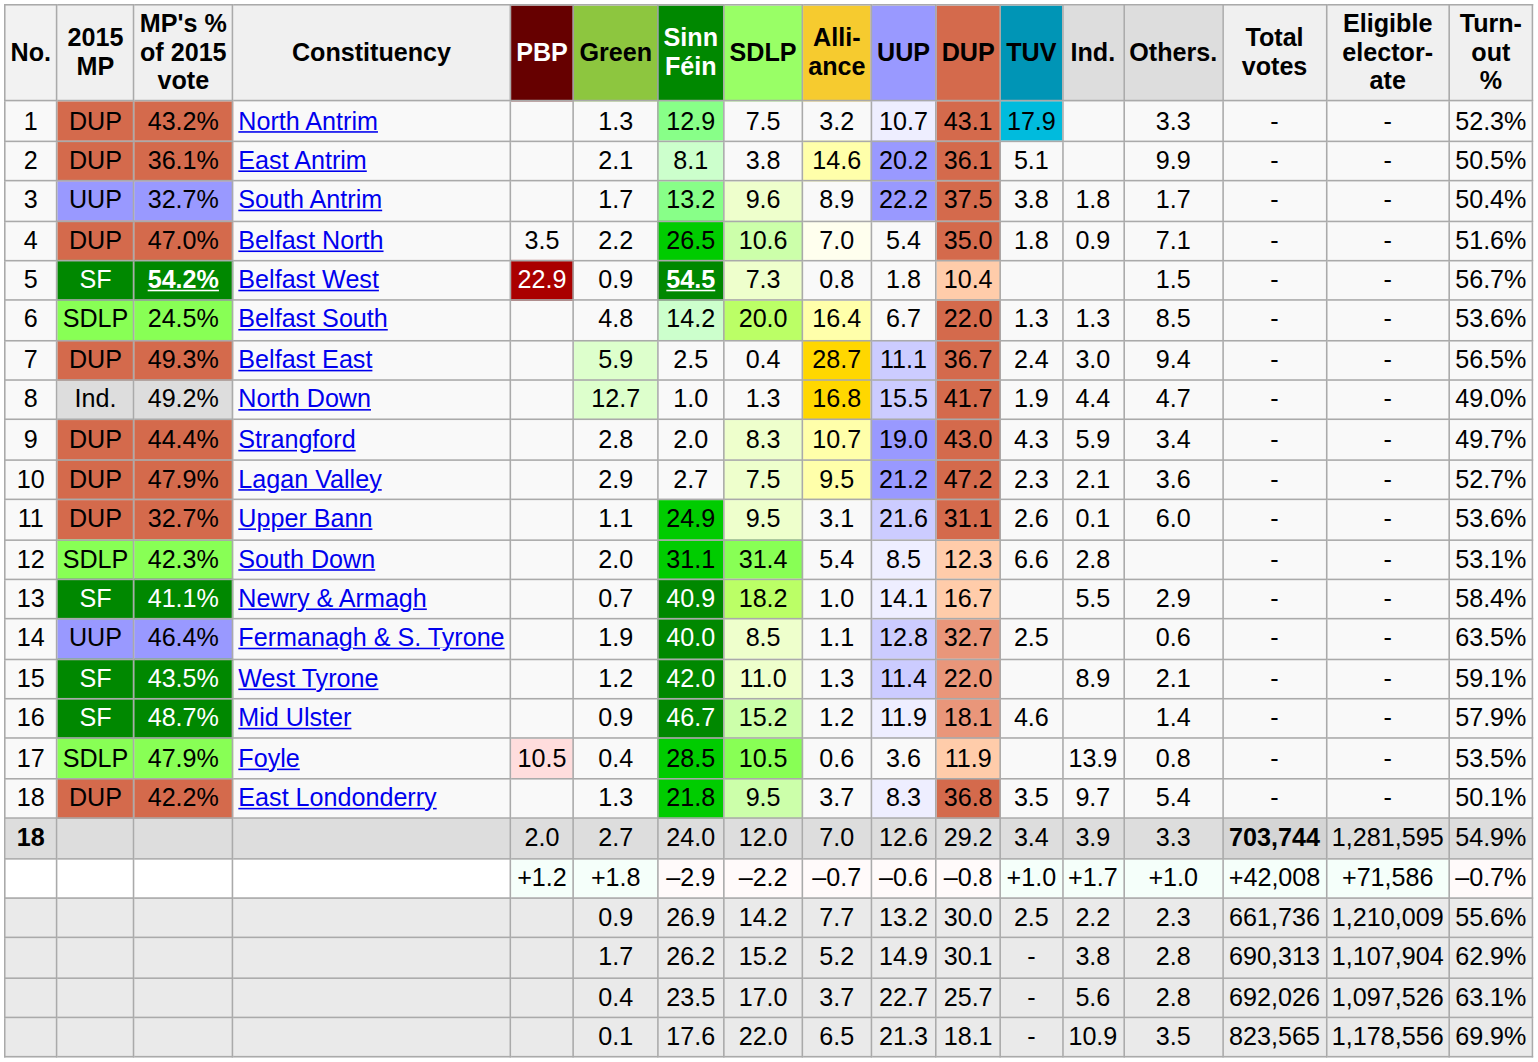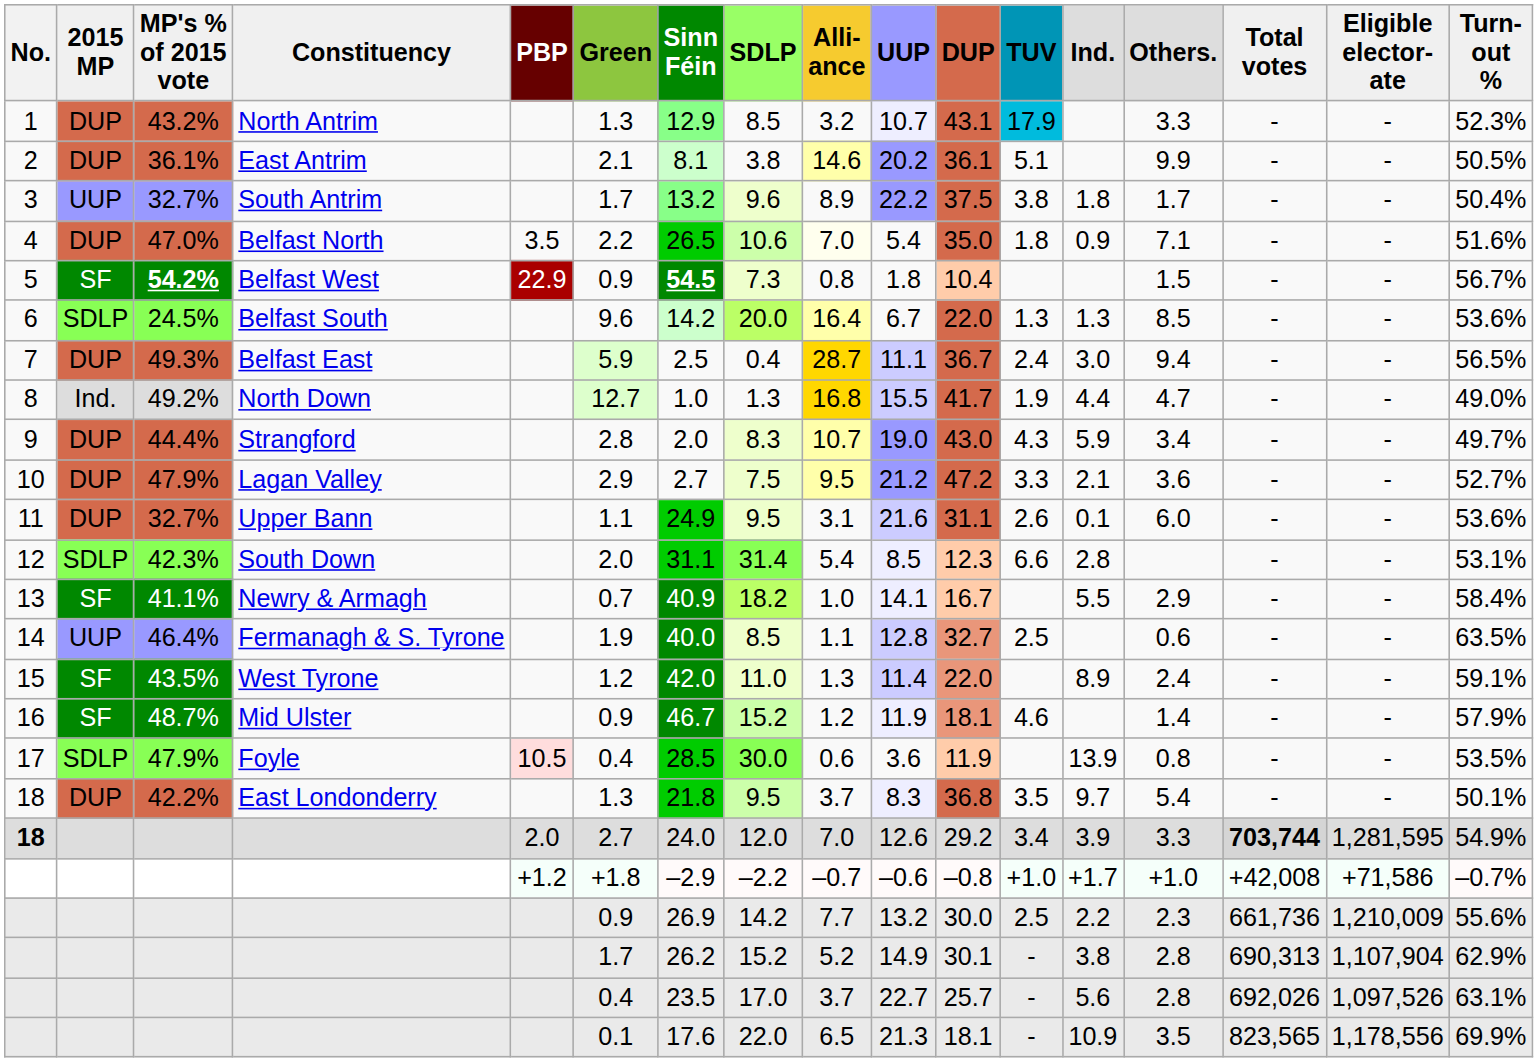(763, 120) 7.5 -> (763, 120) 8.5
(616, 319) 4.8 -> (616, 319) 9.6
(1031, 479) 2.3 -> (1031, 479) 3.3
(1173, 678) 2.1 -> (1173, 678) 2.4
(763, 758) 10.5 -> (763, 758) 30.0
